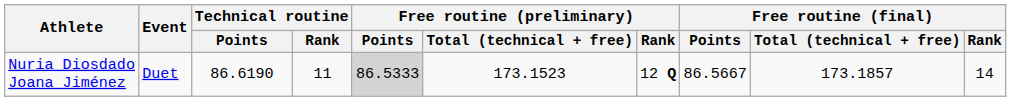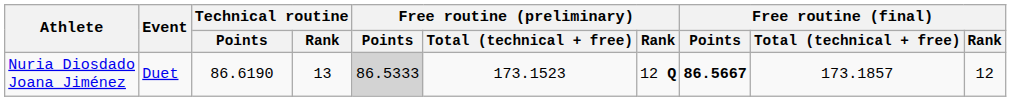(322, 74) 11 -> (322, 74) 13
(715, 74) normal -> (715, 74) bold
(985, 74) 14 -> (985, 74) 12
